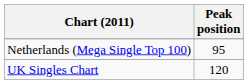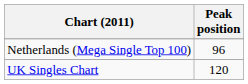(219, 49) 95 -> (219, 49) 96
